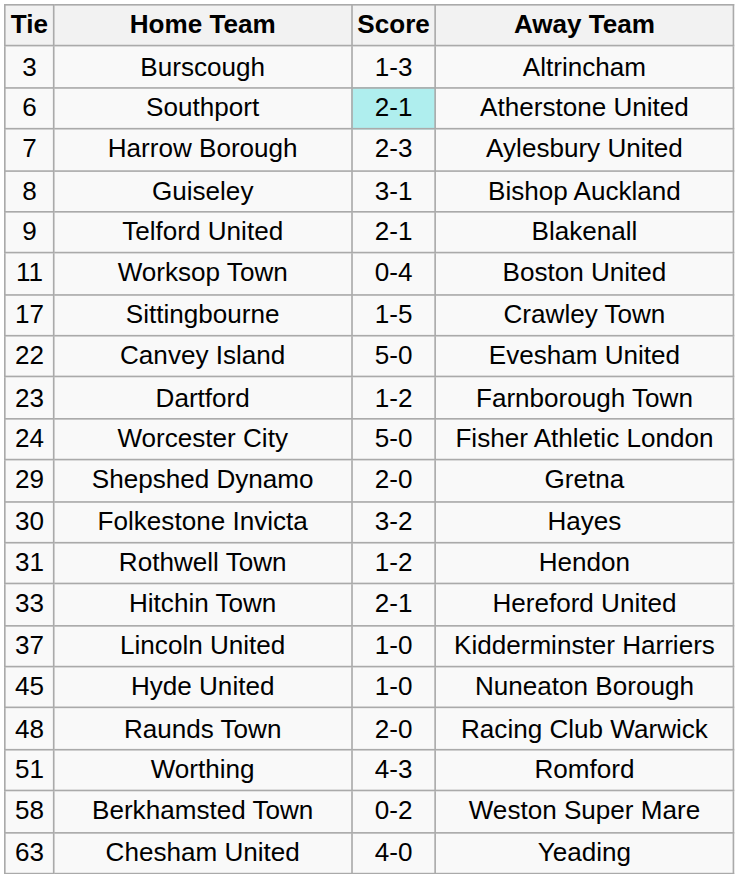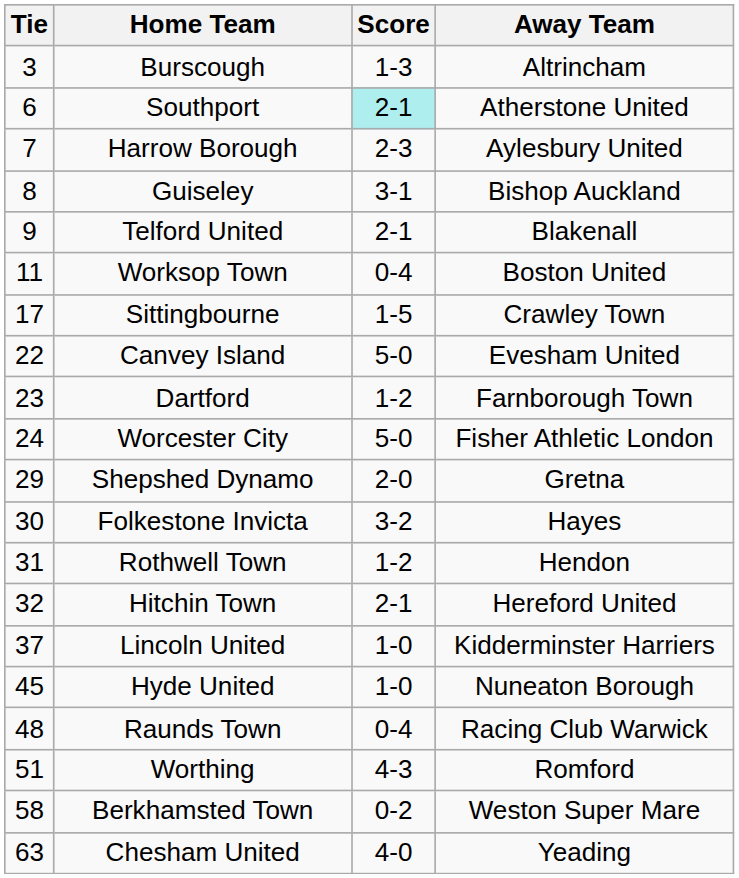(29, 604) 33 -> (29, 604) 32
(394, 728) 2-0 -> (394, 728) 0-4
